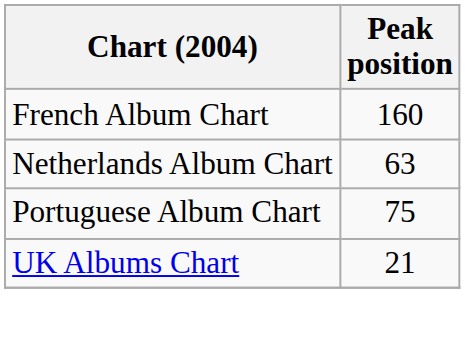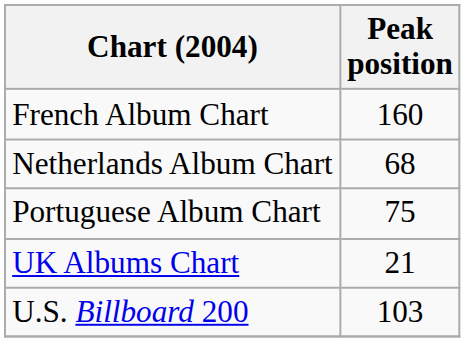(400, 163) 63 -> (400, 163) 68
+ row: (130, 311)
